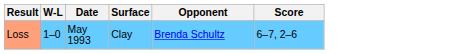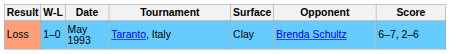+ column: (170, 12)
